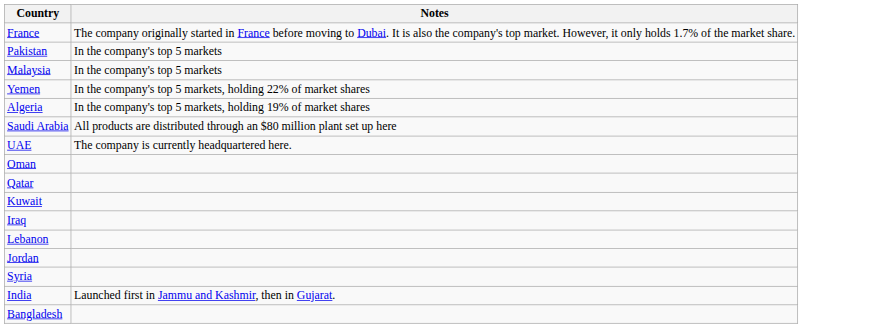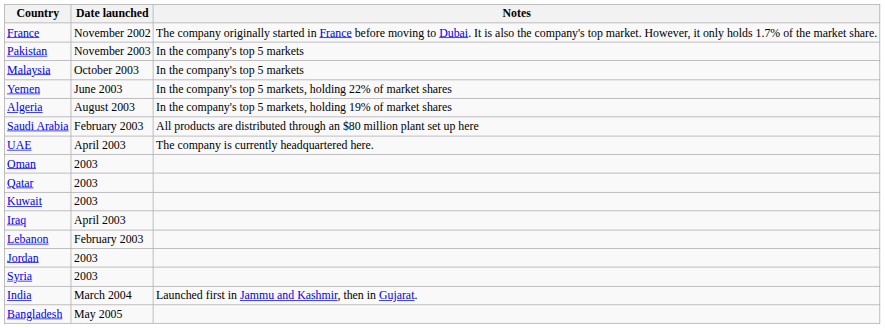+ column: (112, 13)
